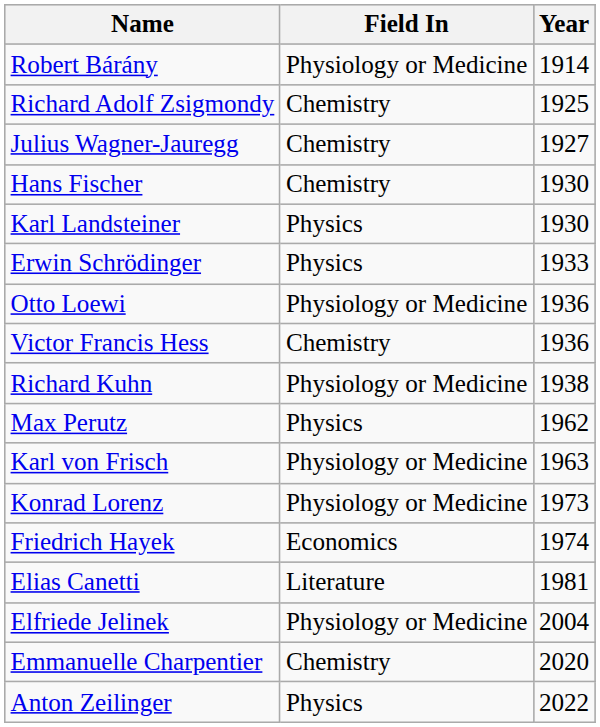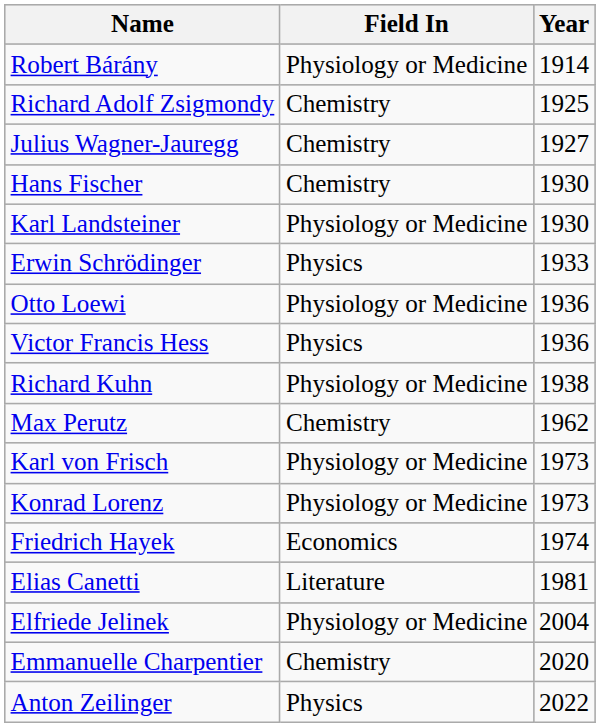(324, 223) Physics -> (407, 223) Physiology or Medicine
(338, 343) Chemistry -> (324, 343) Physics
(324, 422) Physics -> (338, 422) Chemistry
(564, 462) 1963 -> (564, 462) 1973
